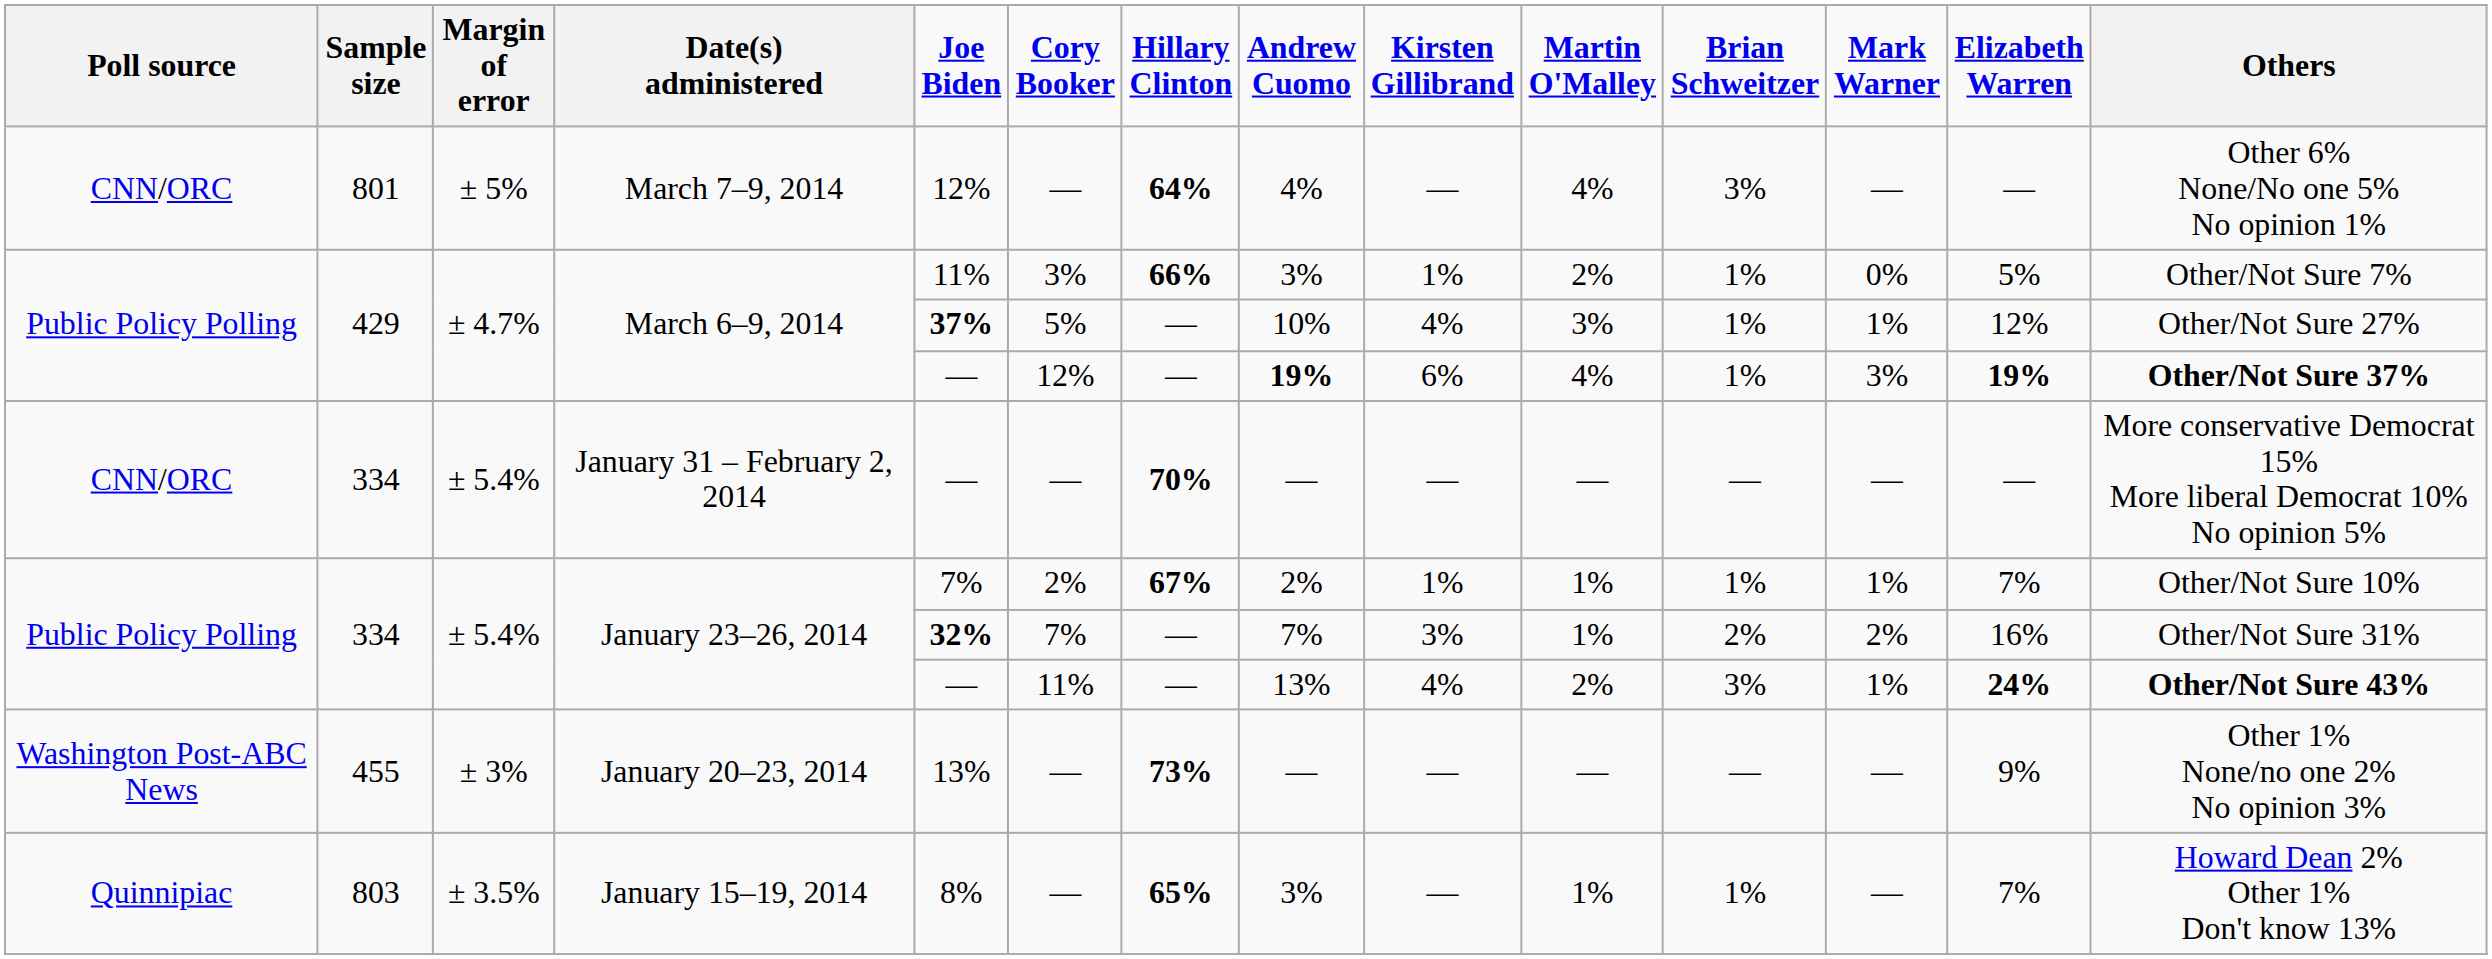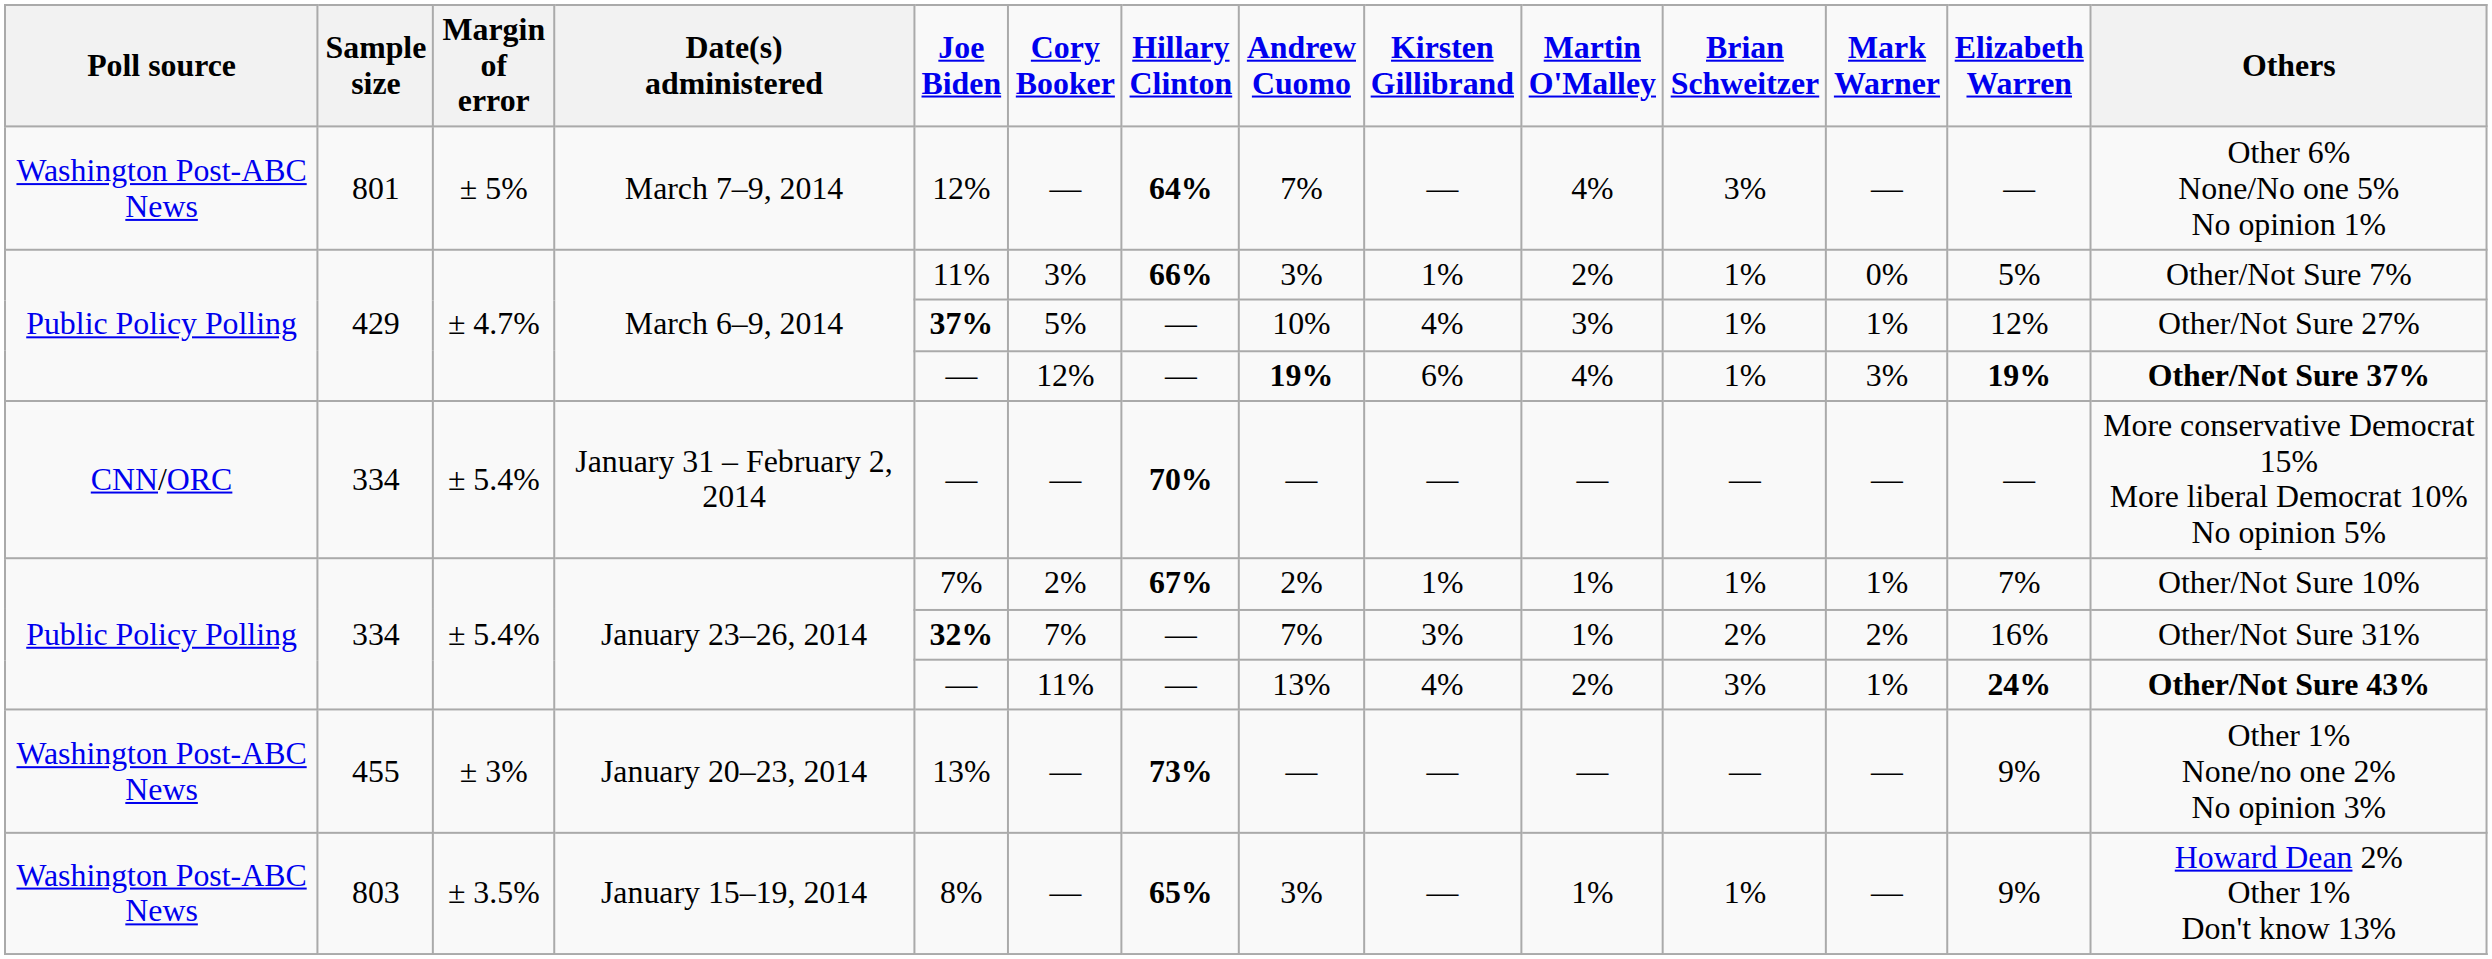(162, 187) CNN/ORC -> (162, 187) Washington Post-ABC News
(1301, 187) 4% -> (1301, 187) 7%
(162, 892) Quinnipiac -> (162, 892) Washington Post-ABC News
(2019, 892) 7% -> (2019, 892) 9%
